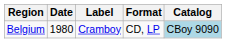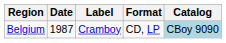(62, 29) 1980 -> (62, 29) 1987
